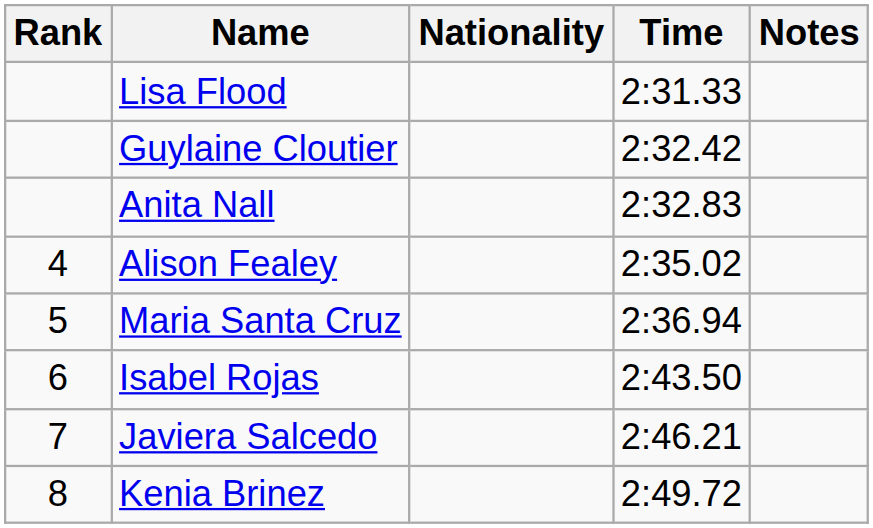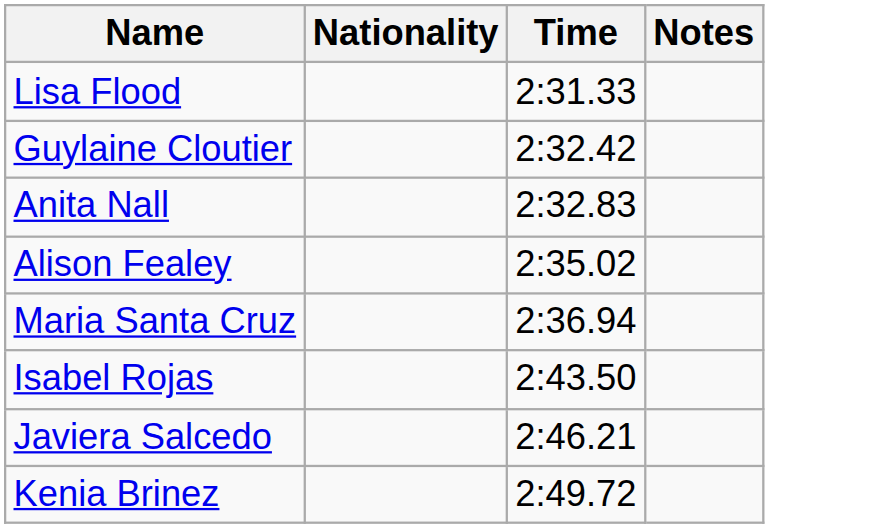- column: (58, 33)
